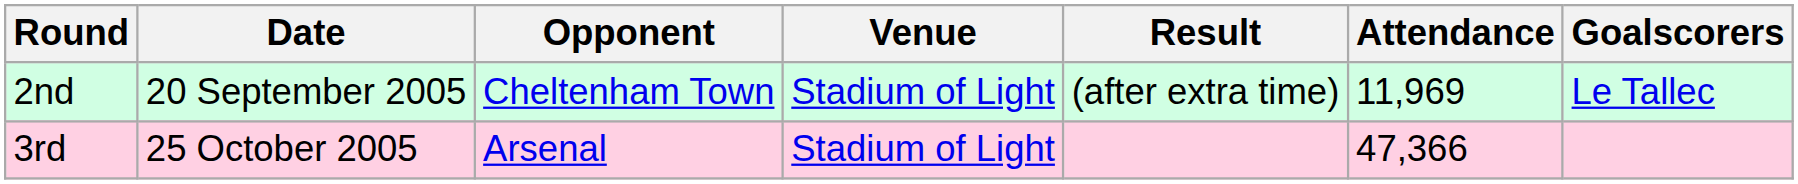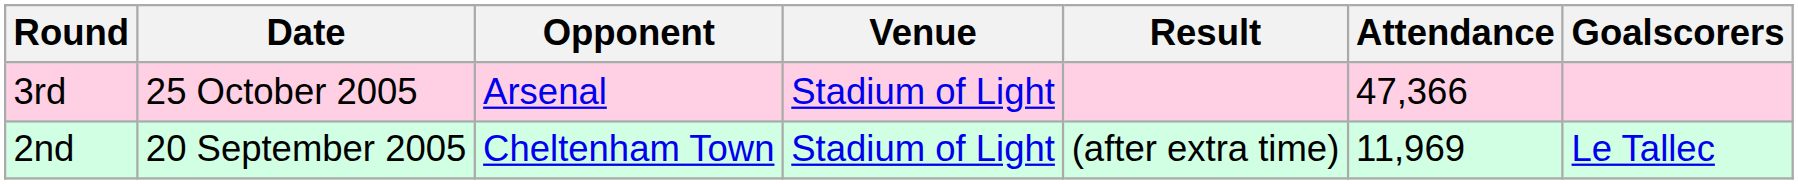rows swapped: (44, 91) <-> (40, 149)
